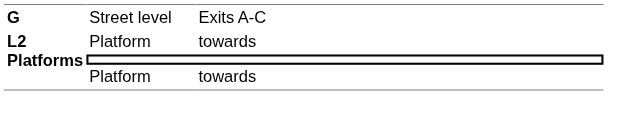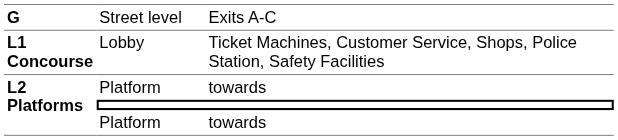+ row: (122, 43)
